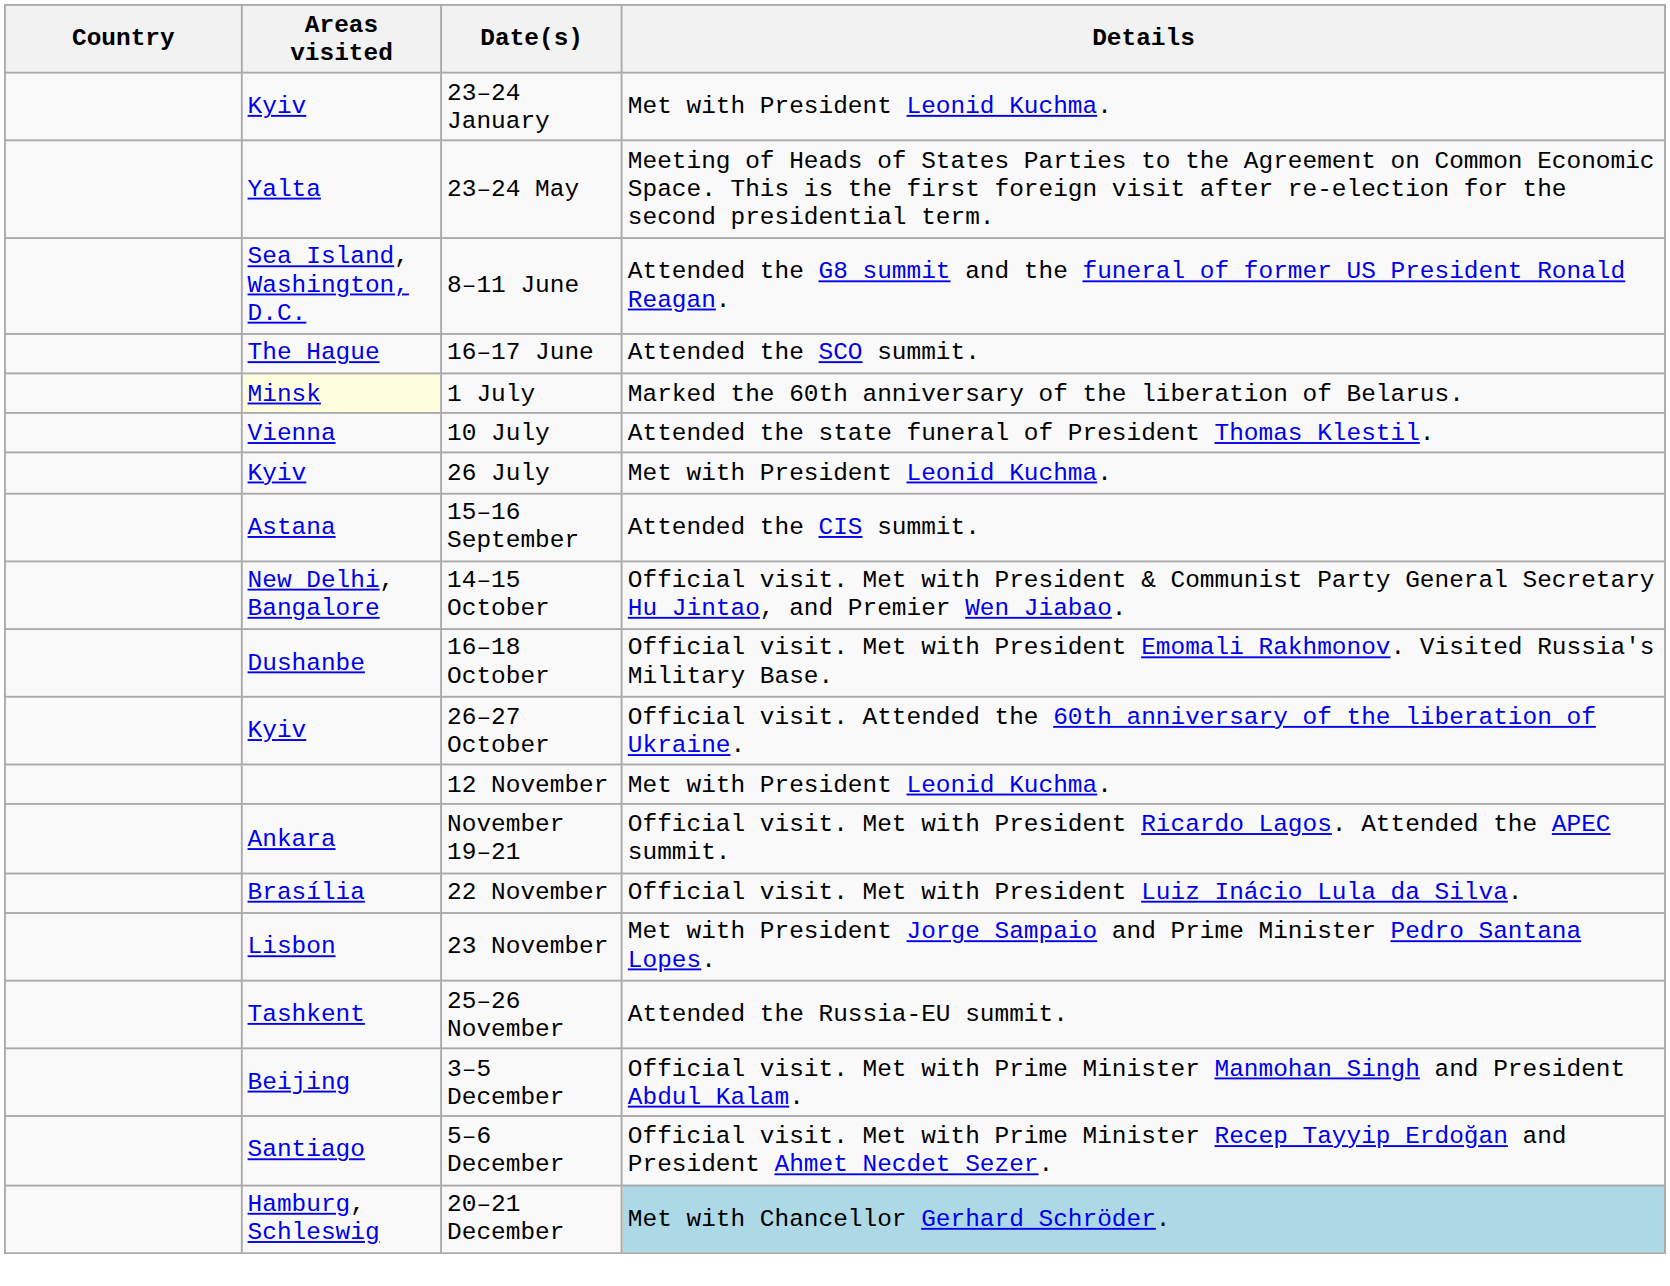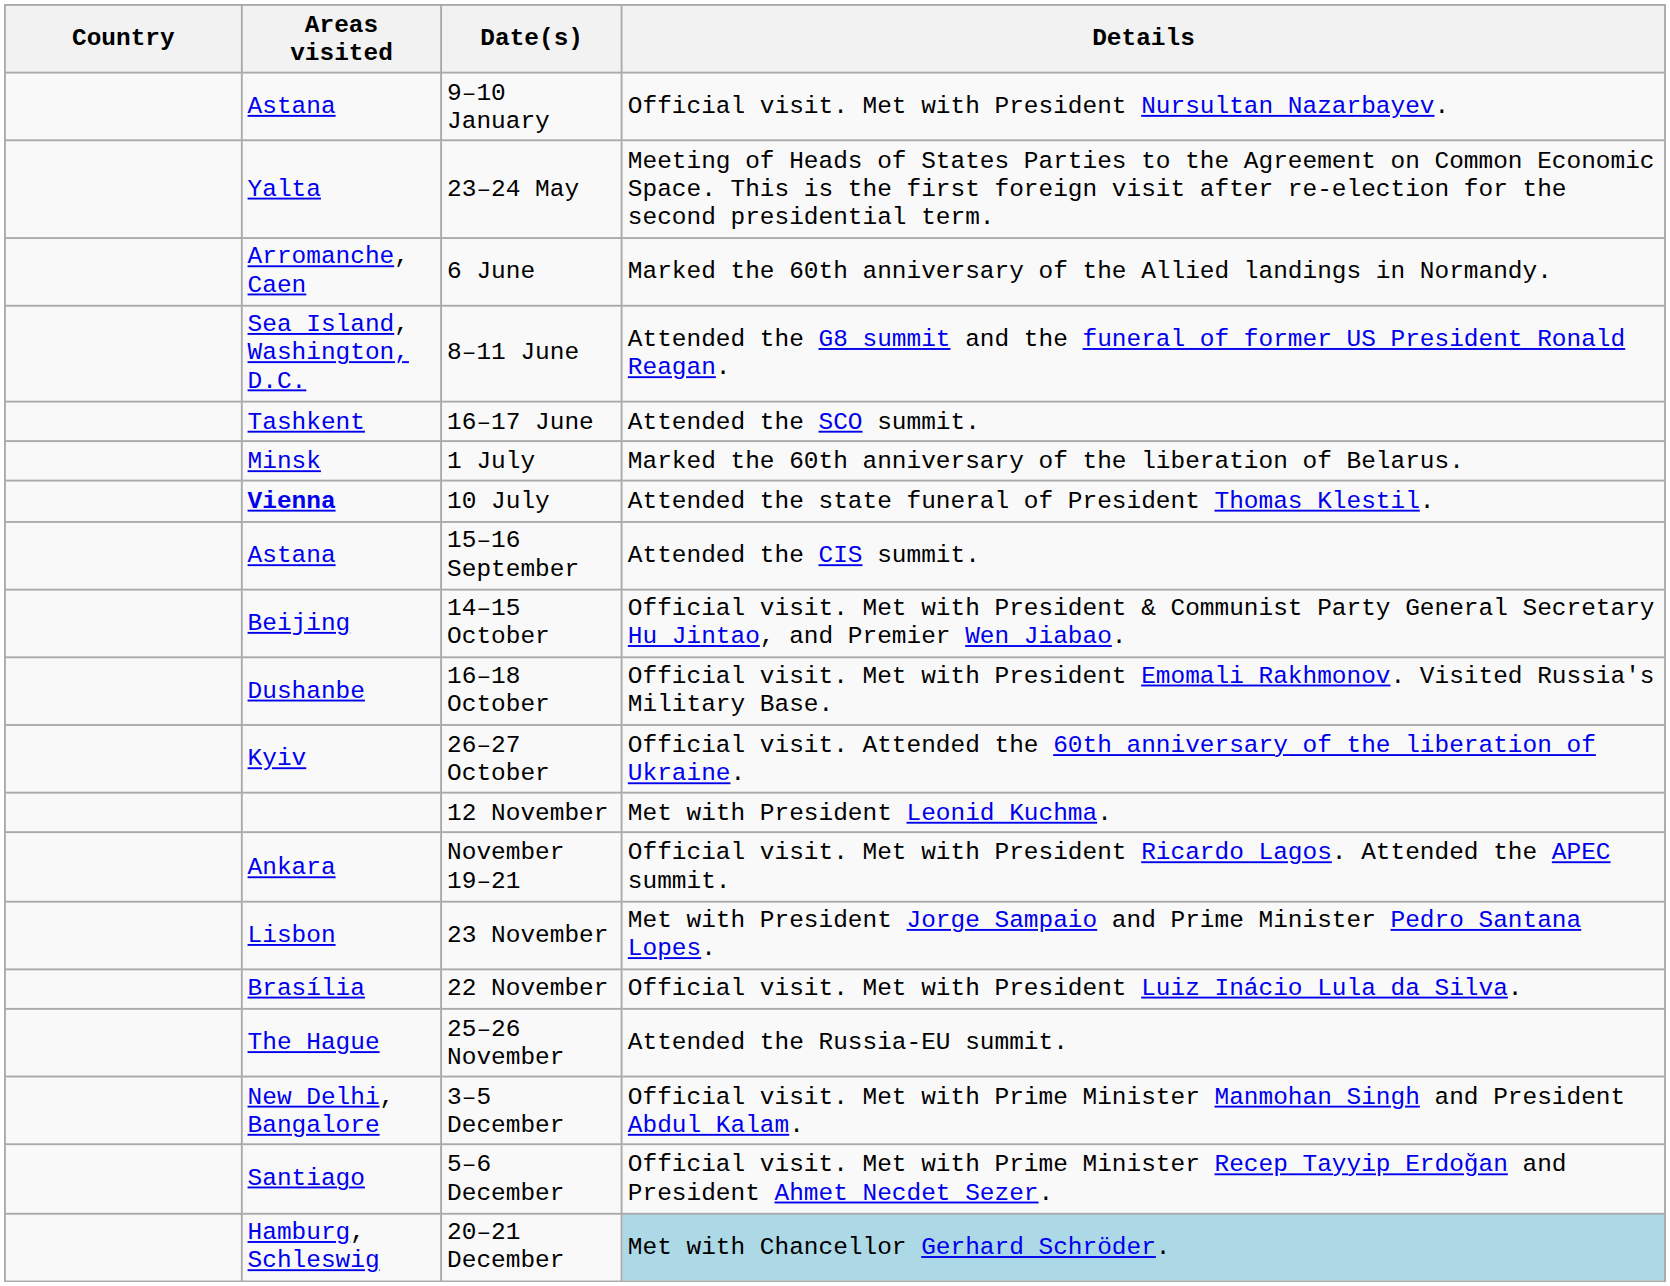+ row: (498, 107)
- row: (498, 107)
+ row: (491, 271)
(314, 353) The Hague -> (306, 421) Tashkent
(284, 393) lightyellow background -> (284, 461) no background
(292, 433) normal -> (292, 501) bold
- row: (498, 473)
(321, 595) New Delhi, Bangalore -> (299, 623) Beijing
rows swapped: (528, 893) <-> (528, 947)
(306, 1015) Tashkent -> (314, 1043) The Hague
(299, 1083) Beijing -> (321, 1111) New Delhi, Bangalore
